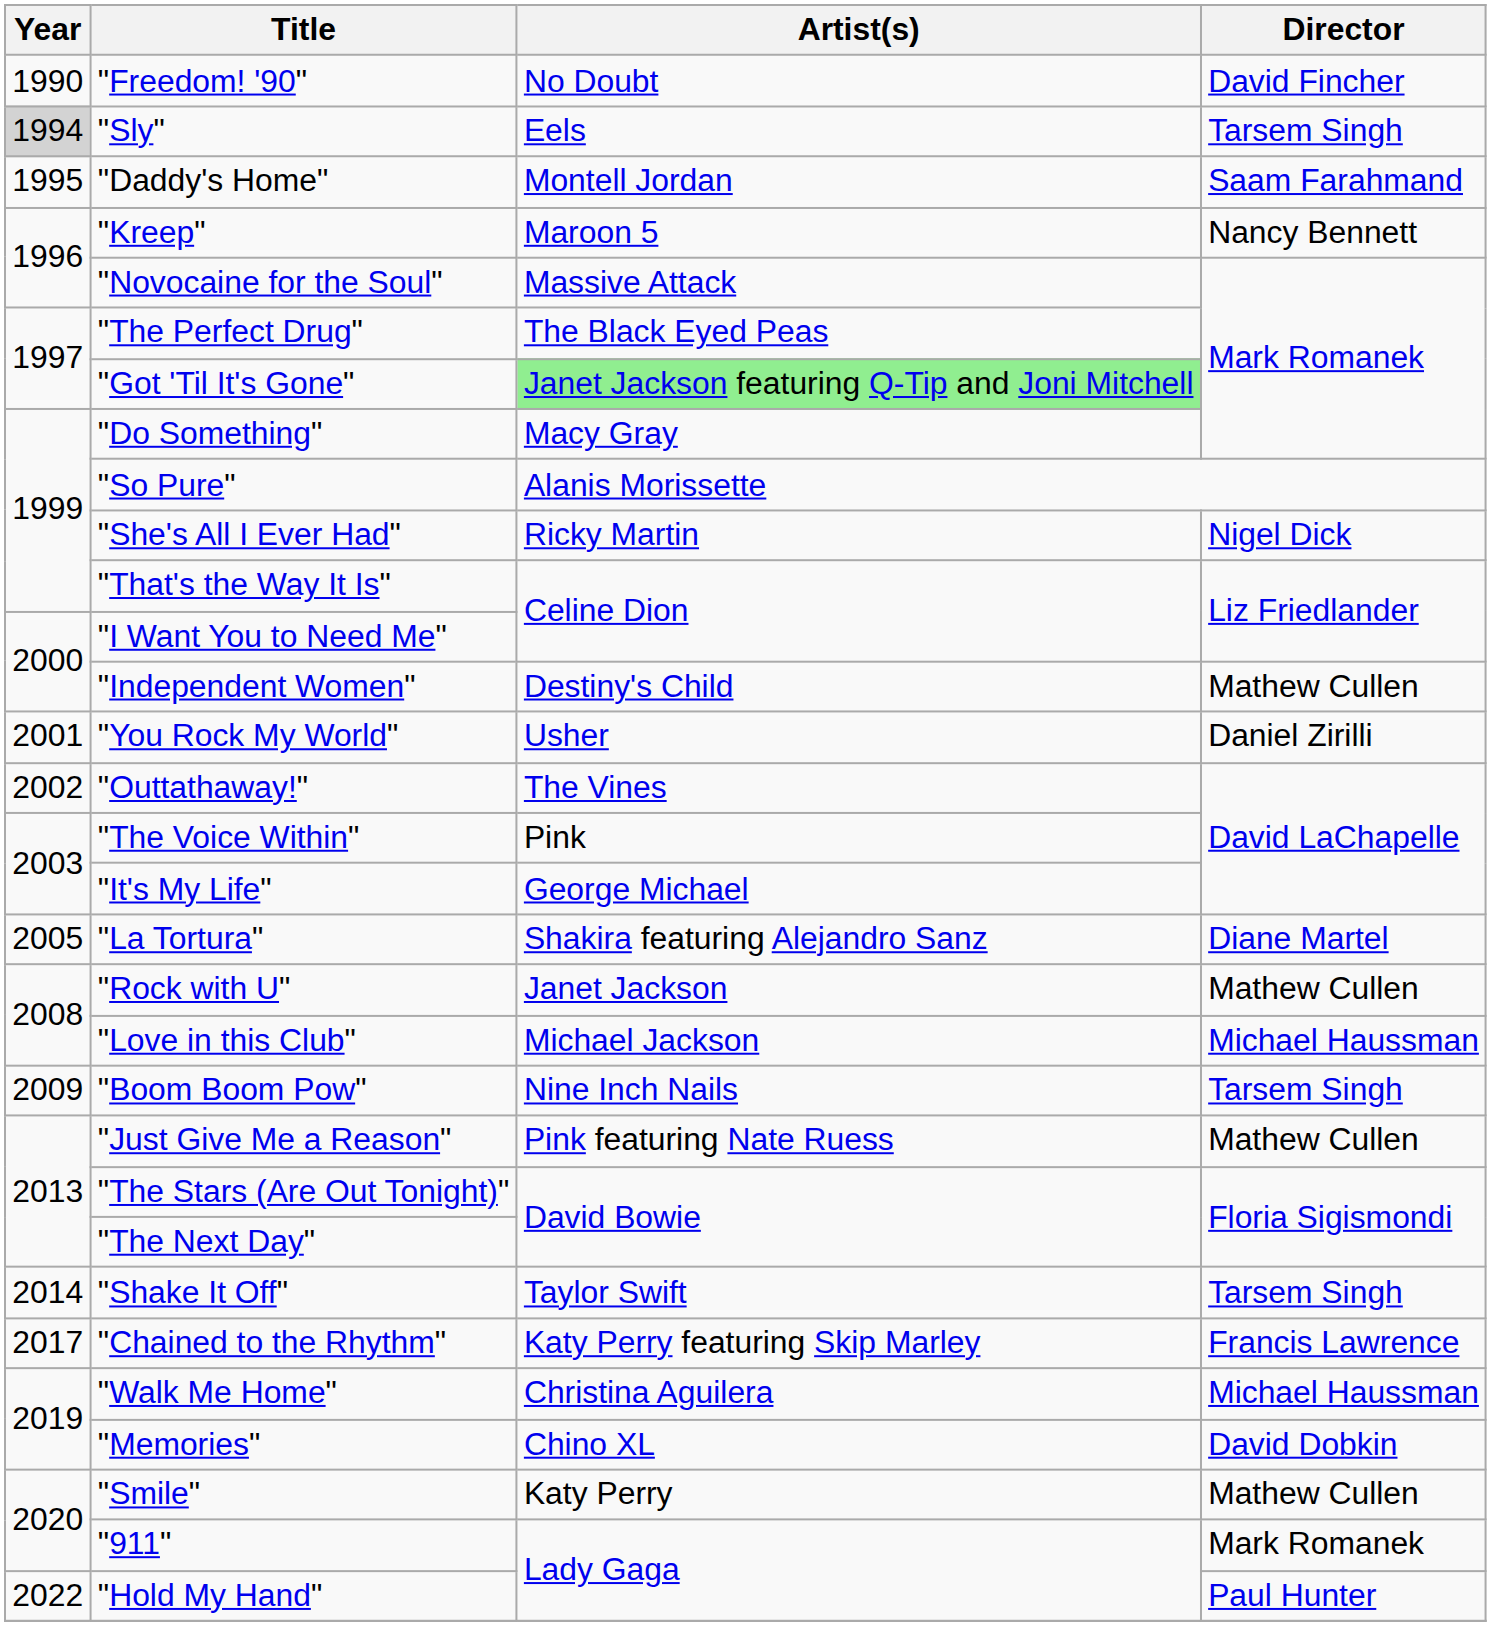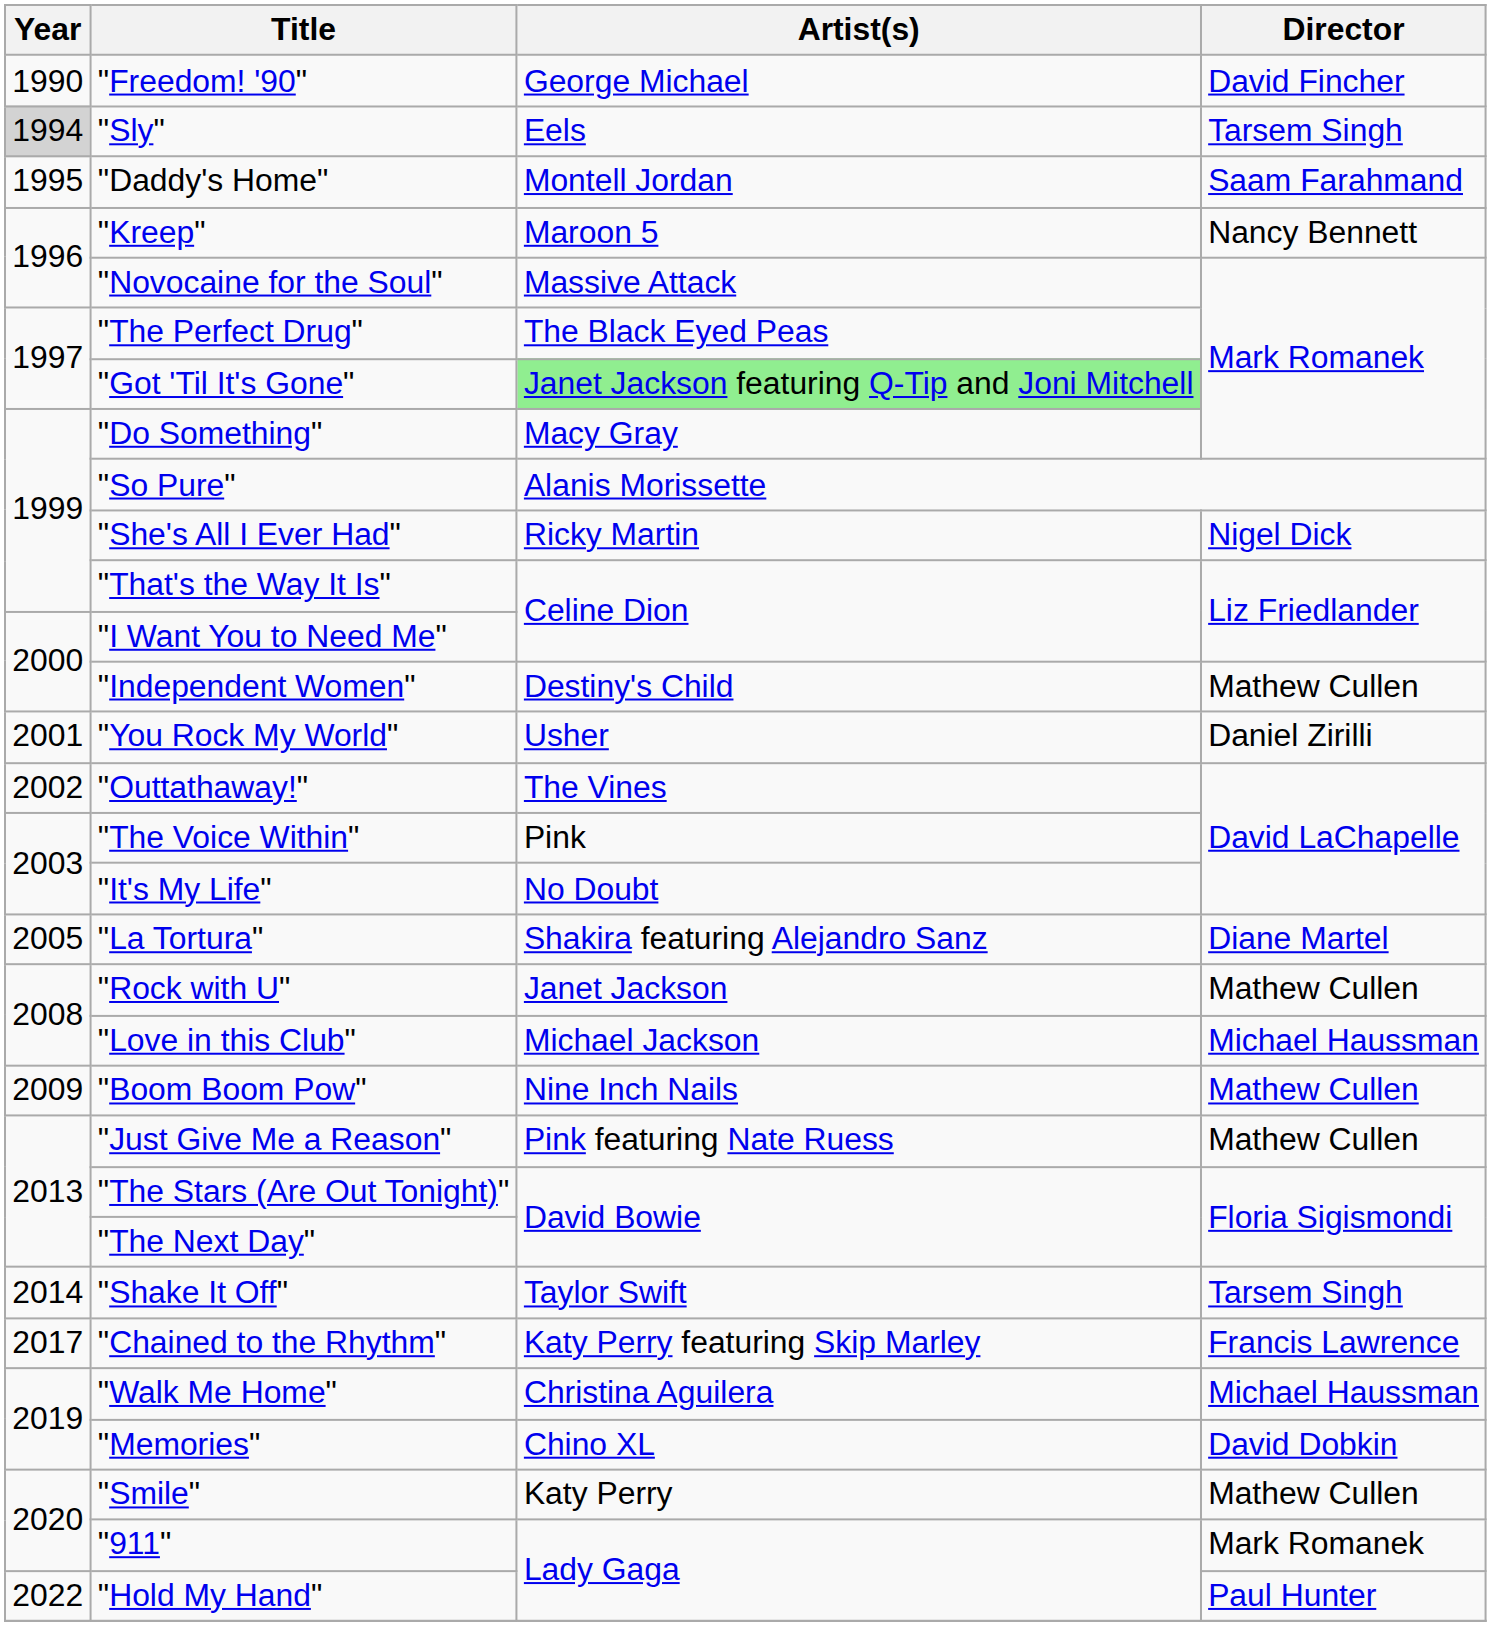(591, 80) No Doubt -> (636, 80) George Michael
(636, 888) George Michael -> (591, 888) No Doubt
(1305, 1090) Tarsem Singh -> (1313, 1090) Mathew Cullen
